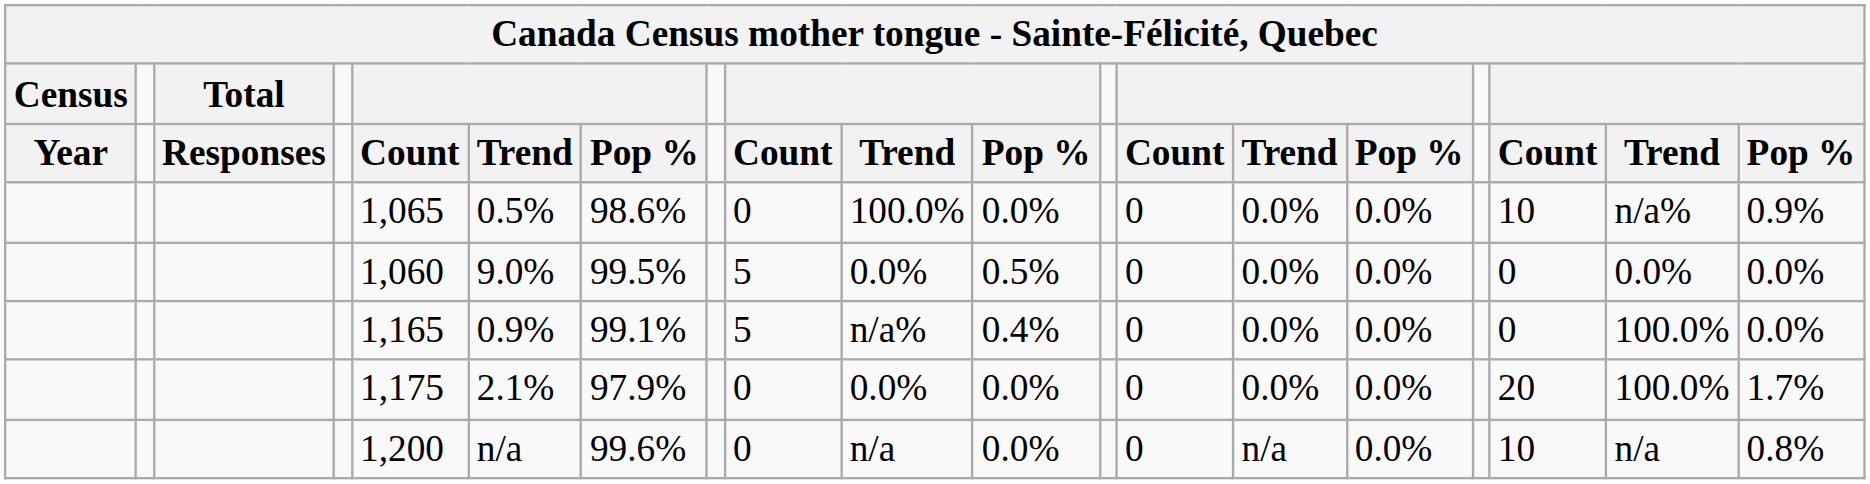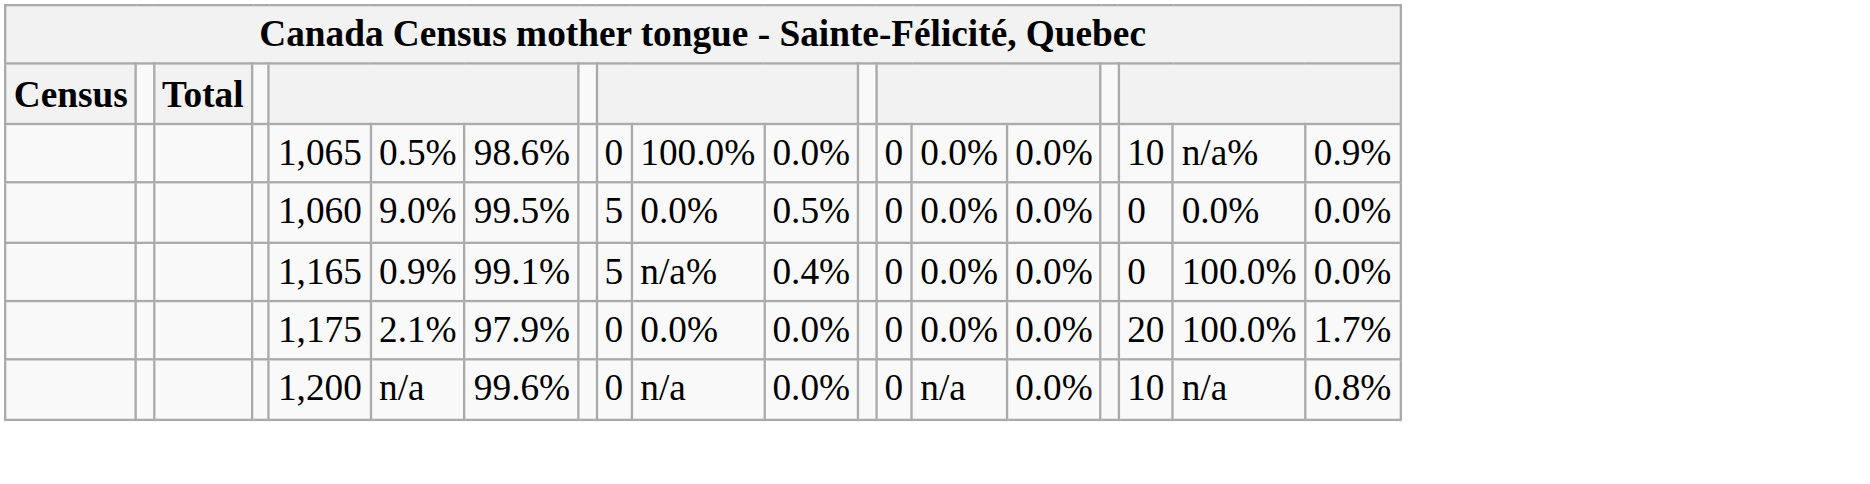- row: (71, 152)
